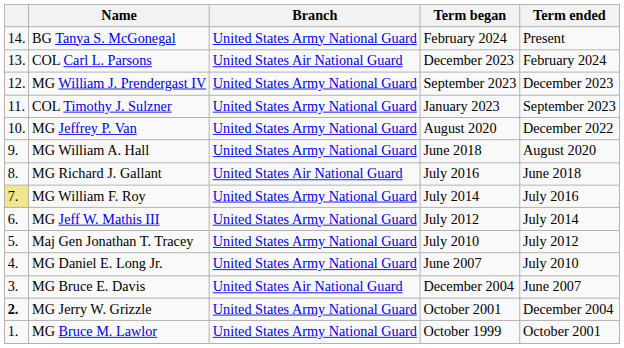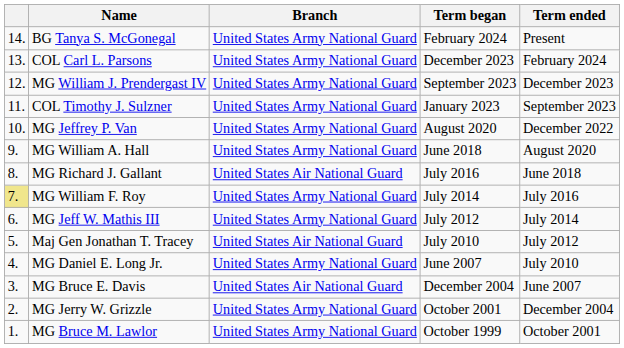(308, 60) United States Air National Guard -> (315, 60) United States Army National Guard
(315, 241) United States Army National Guard -> (308, 241) United States Air National Guard
(13, 309) bold -> (13, 309) normal
